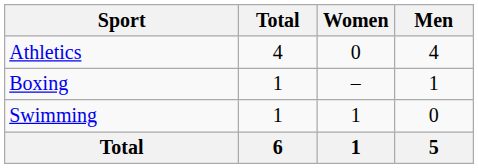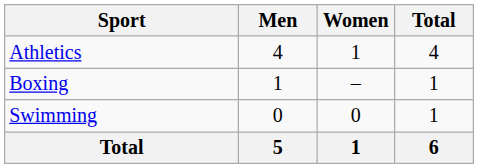columns swapped: (434, 20) <-> (278, 20)
(356, 52) 0 -> (356, 52) 1
(356, 115) 1 -> (356, 115) 0
